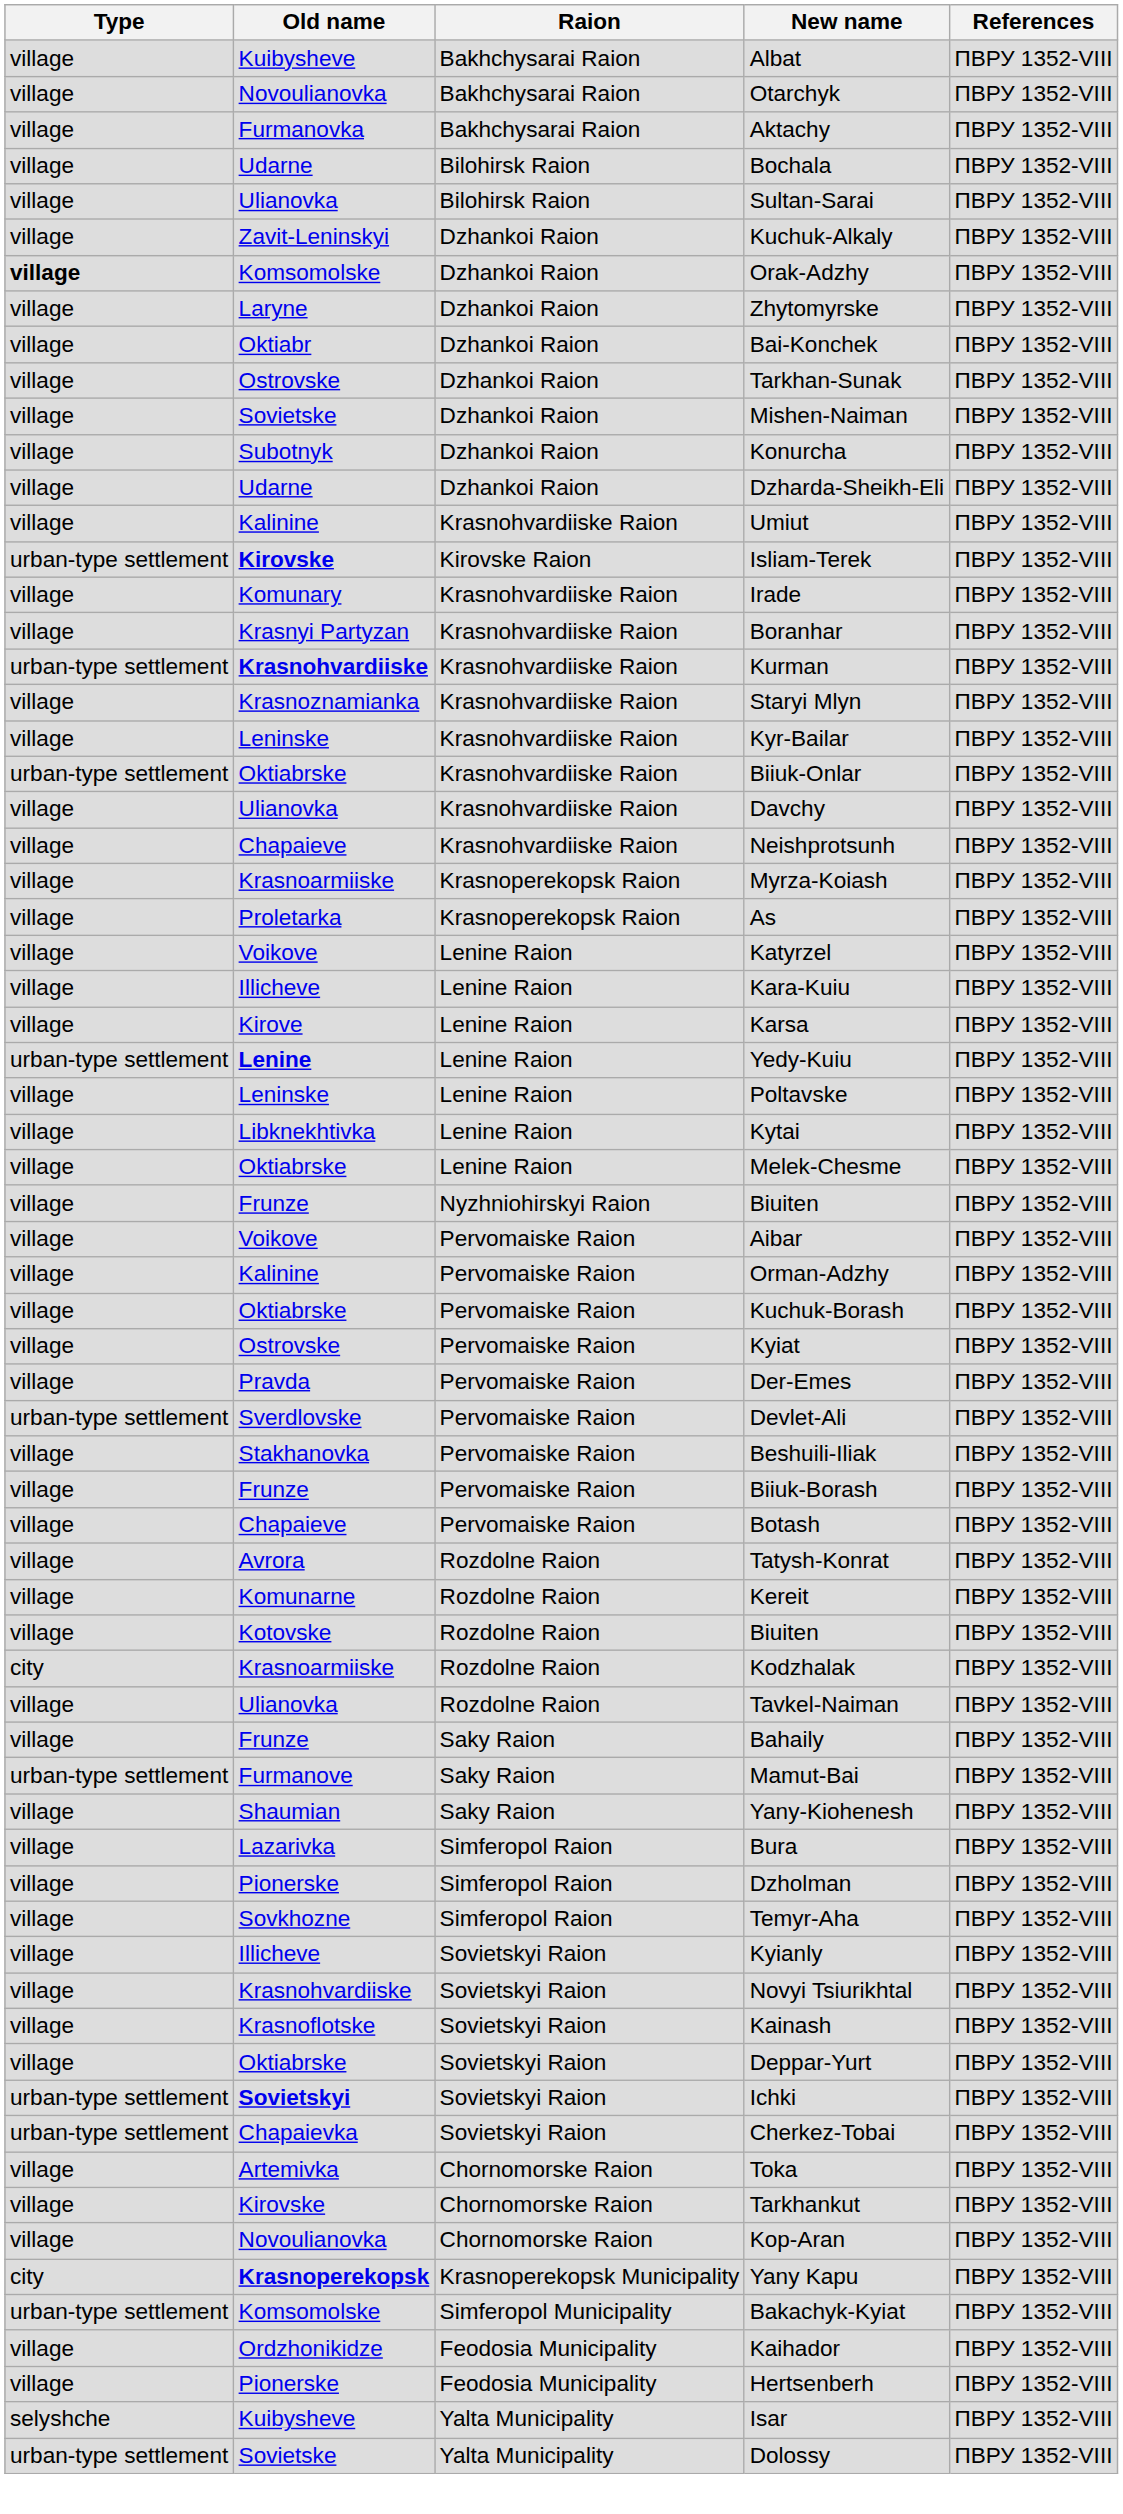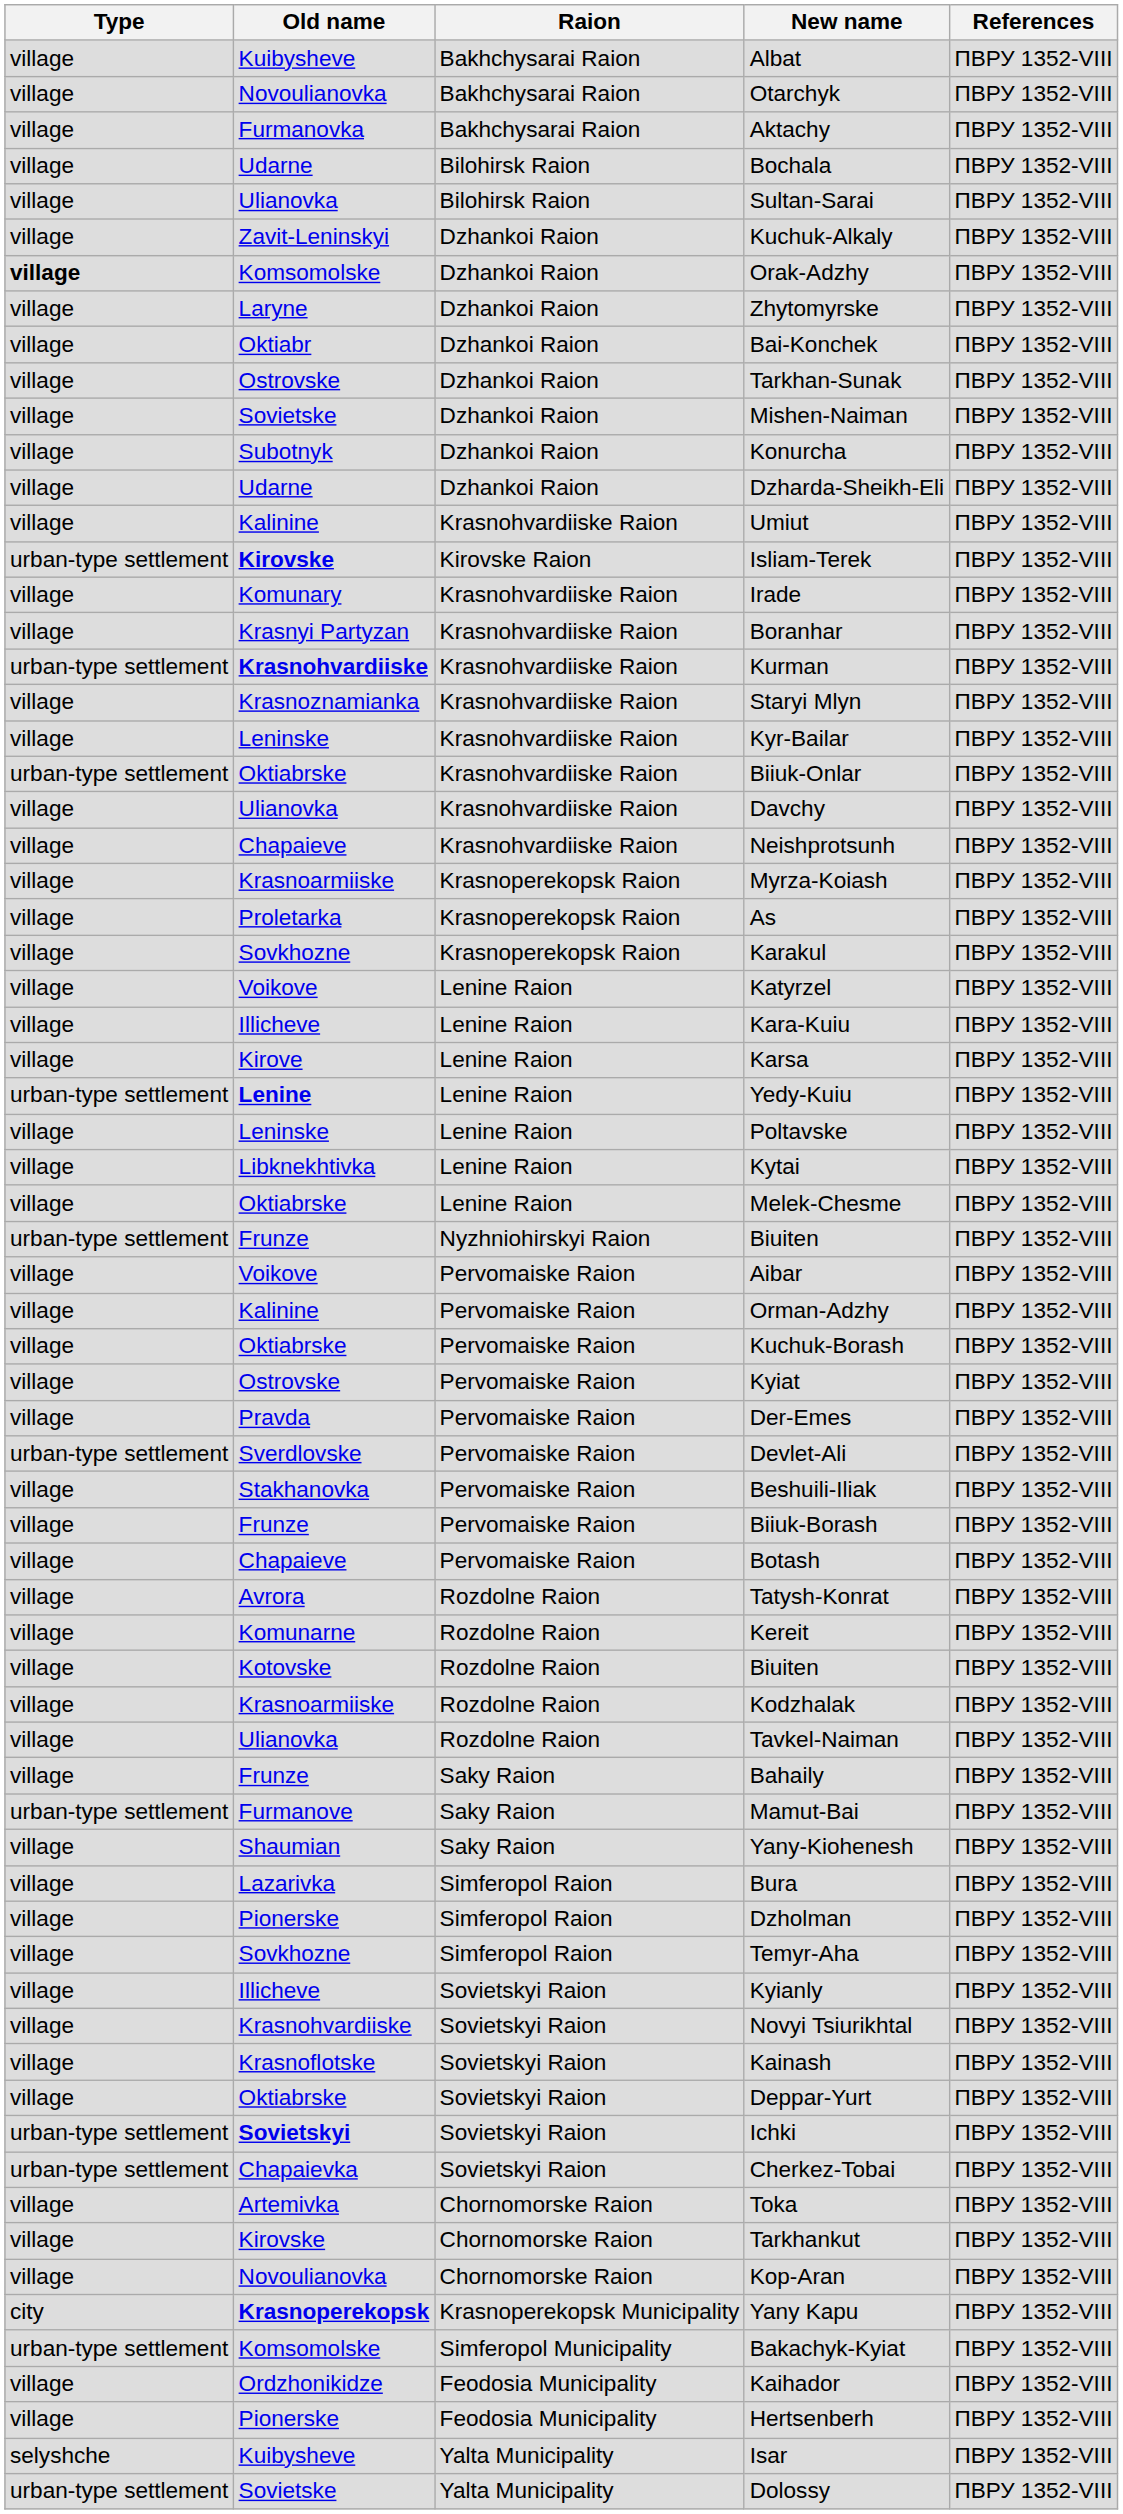+ row: (294, 952)
(42, 1203) village -> (119, 1238) urban-type settlement
(27, 1668) city -> (42, 1703) village
